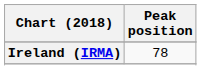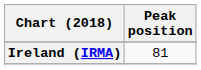(160, 53) 78 -> (160, 53) 81
